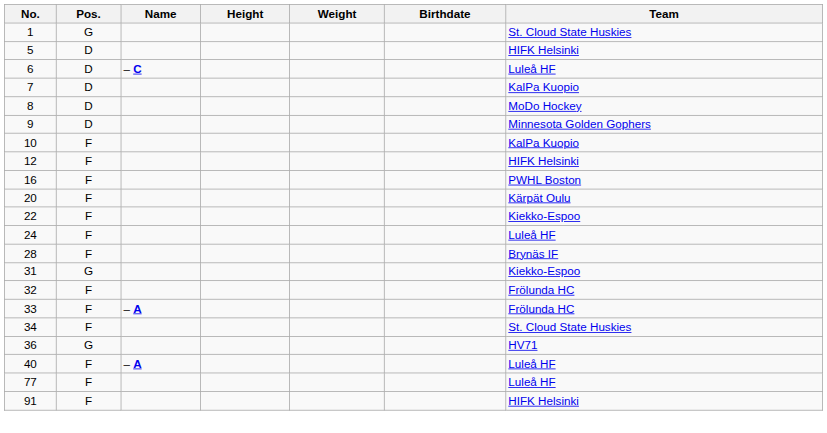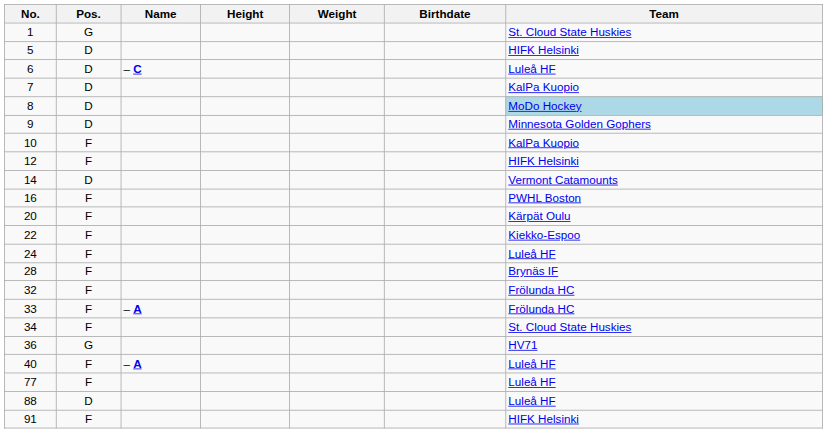(545, 106) no background -> (545, 106) lightblue background
+ row: (30, 180)
- row: (30, 272)
+ row: (30, 401)
